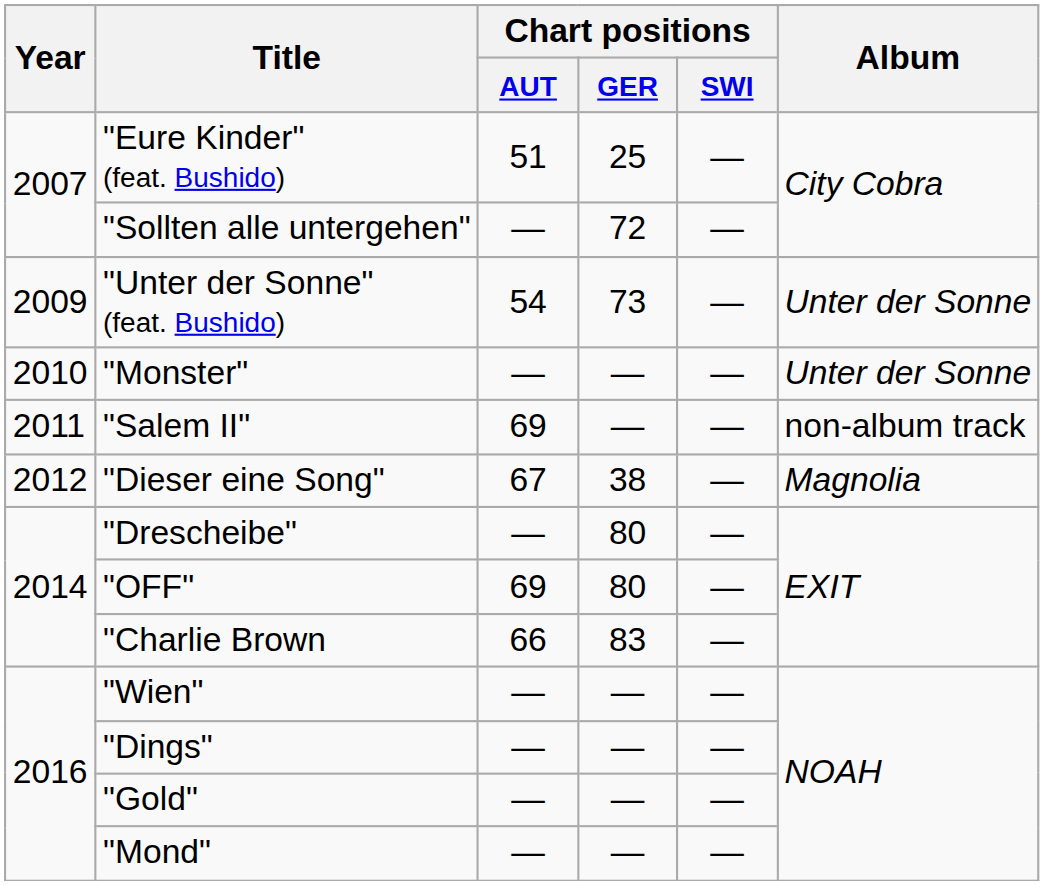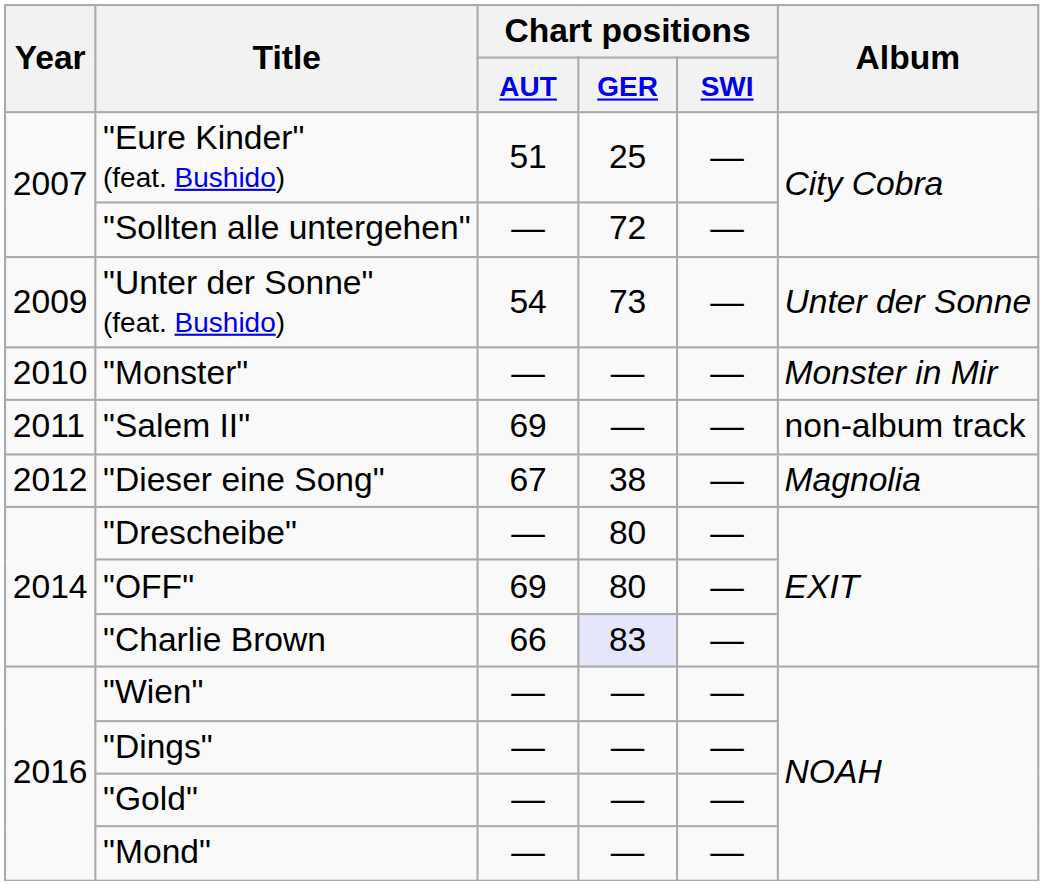(908, 373) Unter der Sonne -> (891, 373) Monster in Mir
(628, 639) no background -> (628, 639) lavender background
